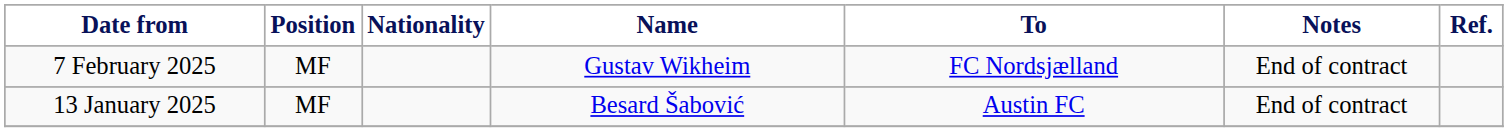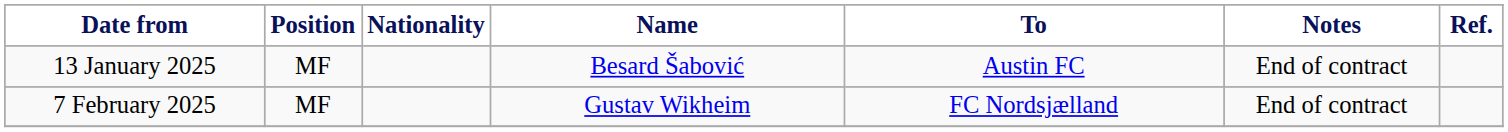rows swapped: (135, 106) <-> (135, 65)
